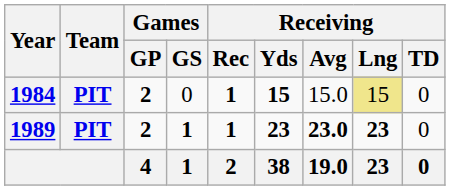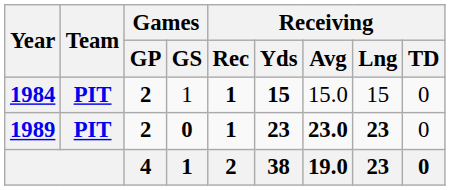(187, 94) 0 -> (187, 94) 1
(378, 94) khaki background -> (378, 94) no background
(187, 130) 1 -> (187, 130) 0
